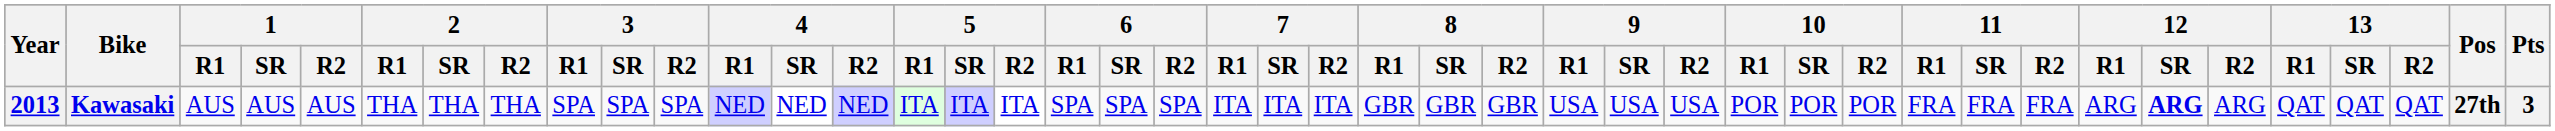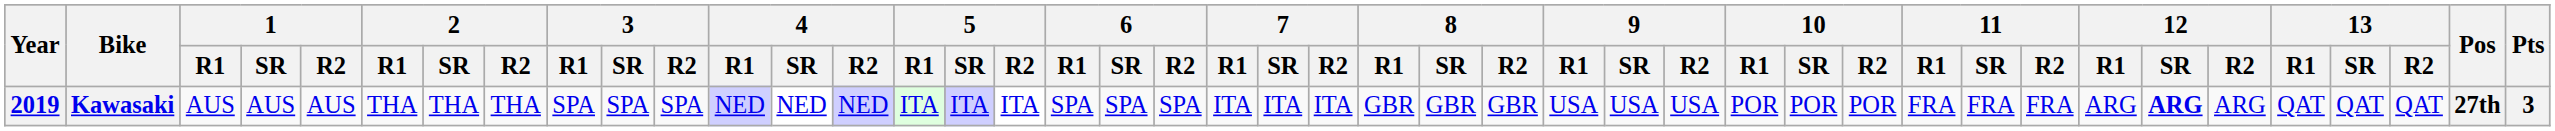(35, 105) 2013 -> (35, 105) 2019
